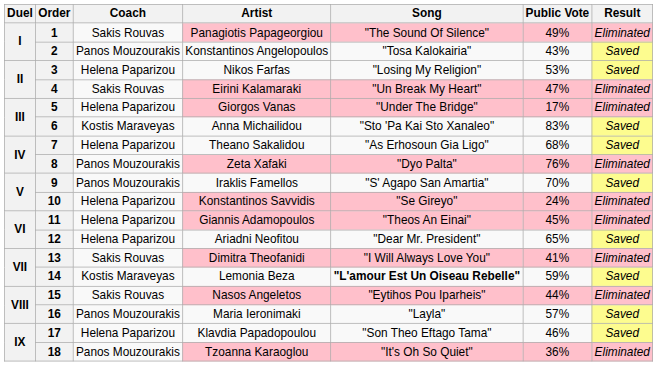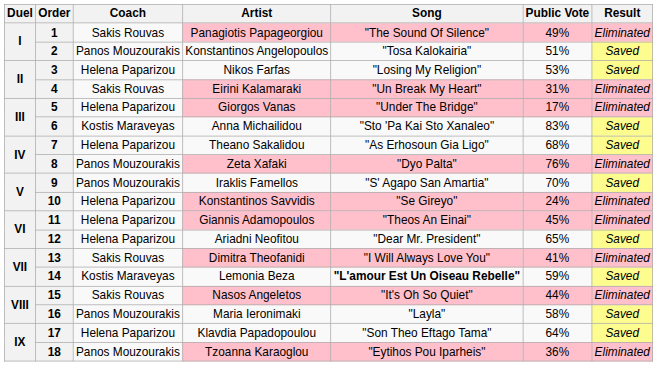(557, 51) 43% -> (557, 51) 51%
(557, 88) 47% -> (557, 88) 31%
(427, 295) "Eytihos Pou Iparheis" -> (427, 295) "It's Oh So Quiet"
(557, 314) 57% -> (557, 314) 58%
(557, 333) 46% -> (557, 333) 64%
(427, 351) "It's Oh So Quiet" -> (427, 351) "Eytihos Pou Iparheis"
